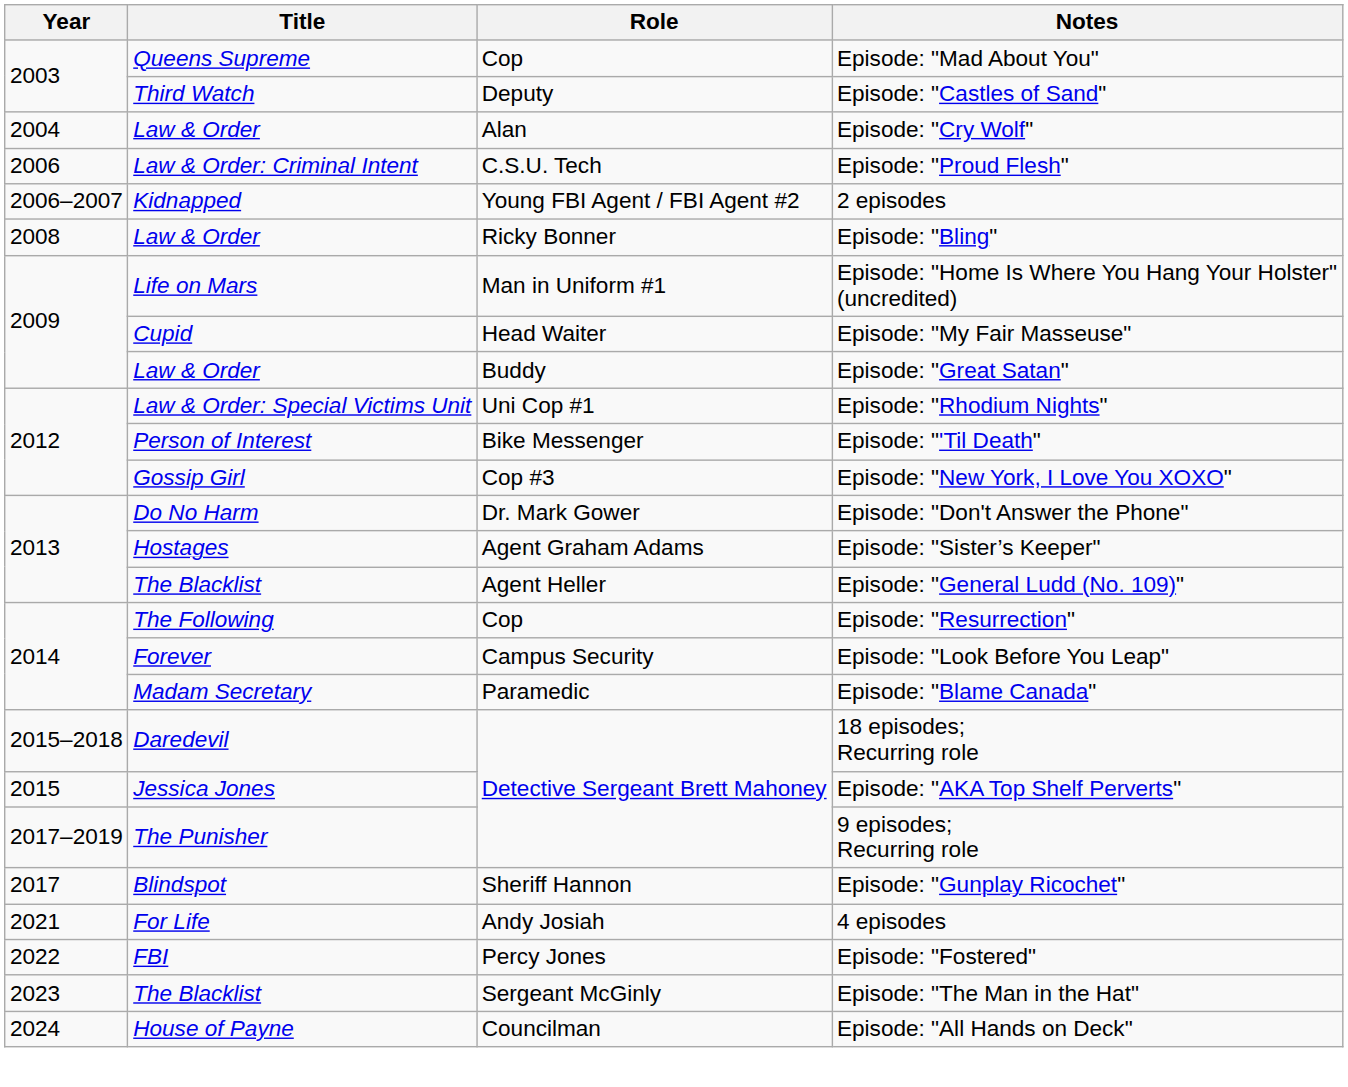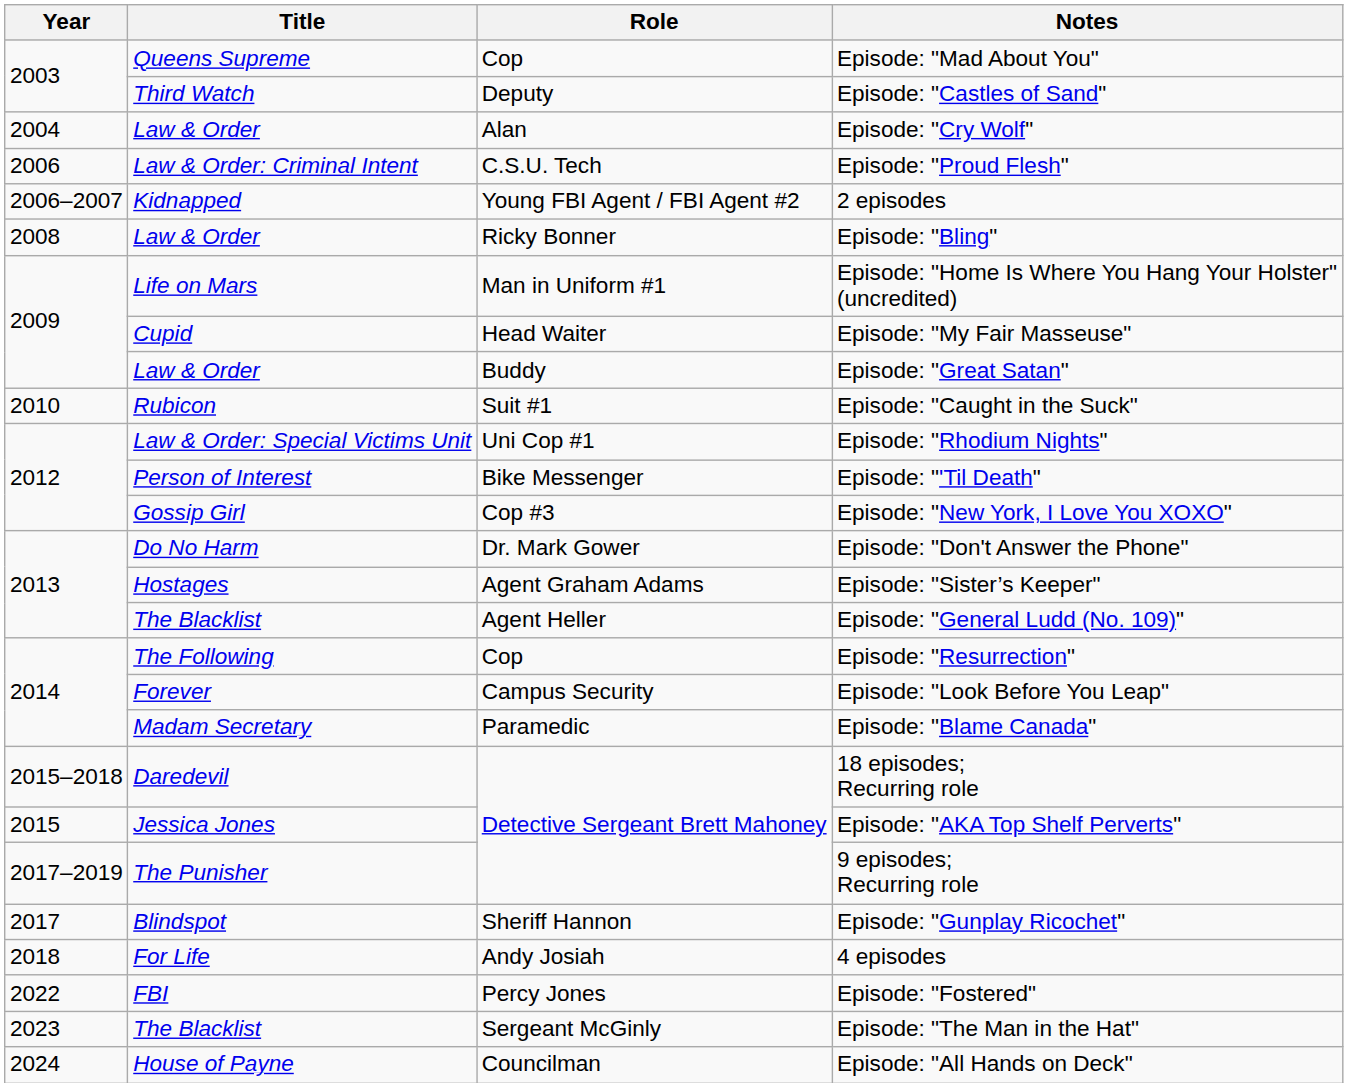+ row: (987, 405)
(35, 921) 2021 -> (35, 957) 2018
